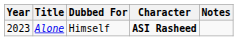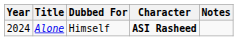(18, 28) 2023 -> (18, 28) 2024
